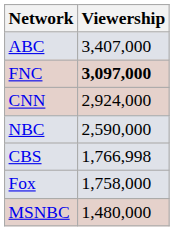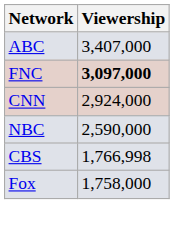- row: (39, 211)
